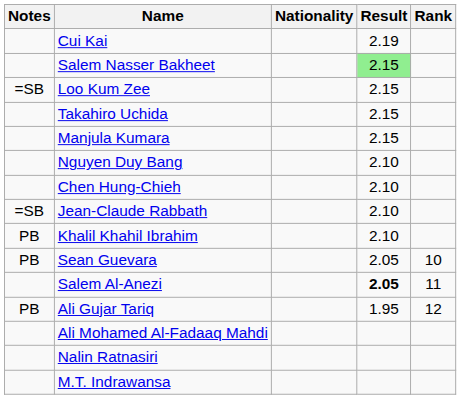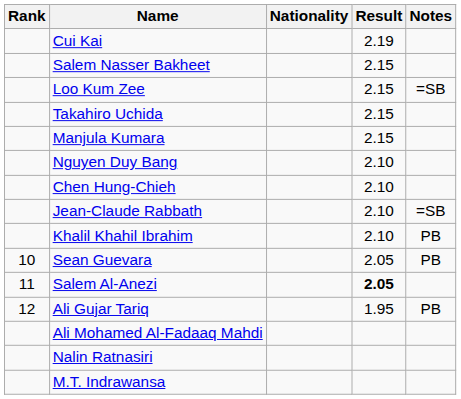columns swapped: (433, 16) <-> (29, 16)
(384, 65) lightgreen background -> (379, 65) no background
